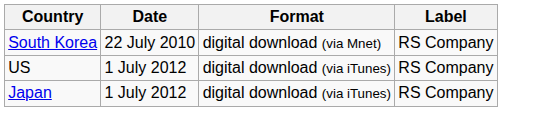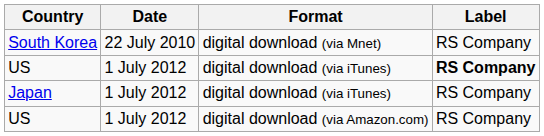(446, 67) normal -> (486, 67) bold
+ row: (19, 118)
